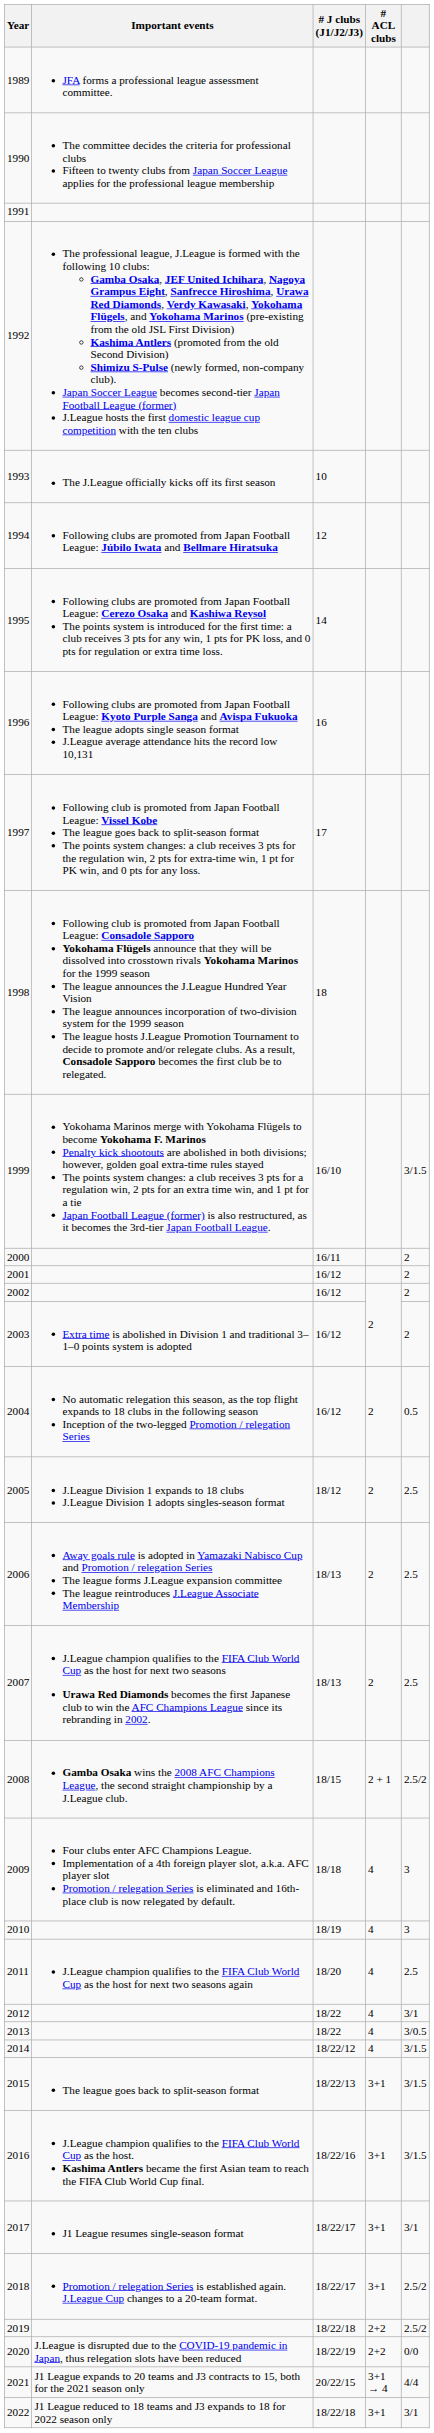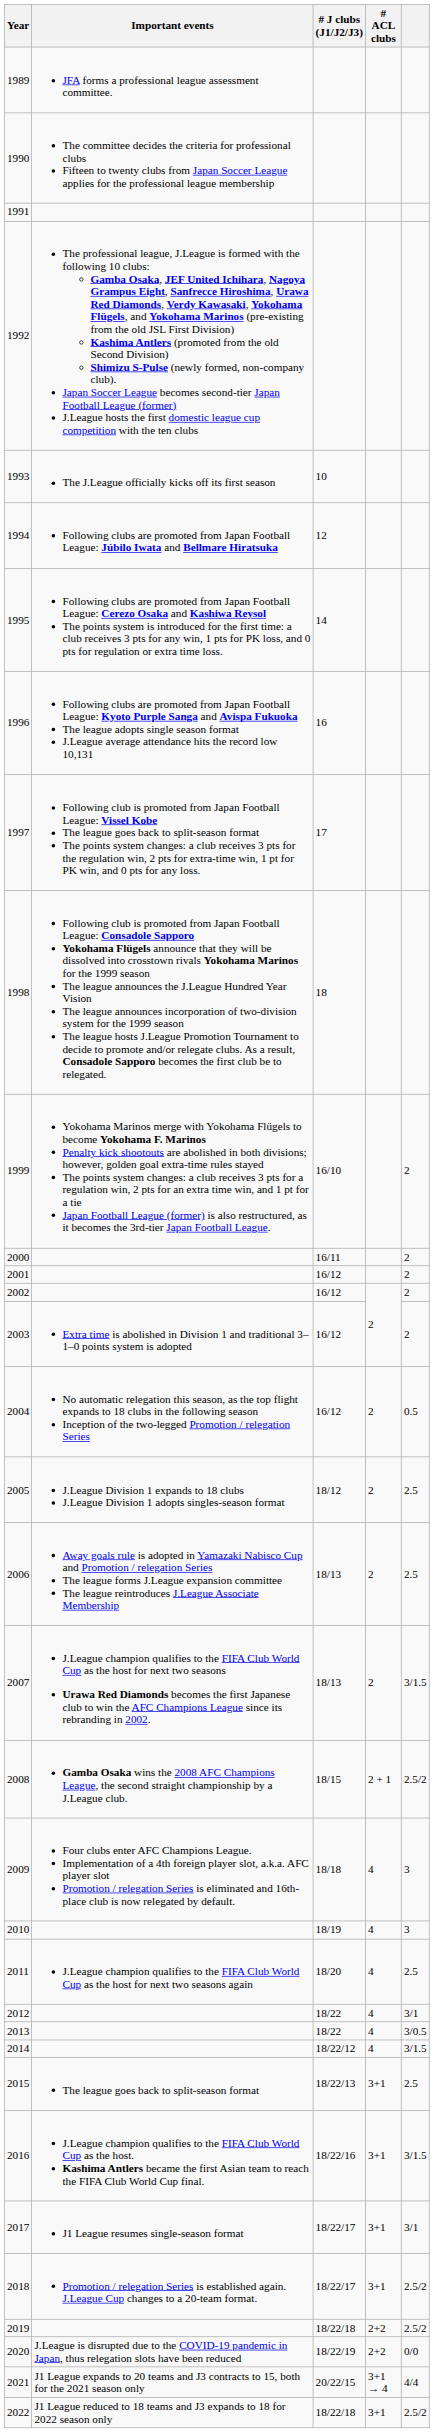(415, 1171) 3/1.5 -> (407, 1171) 2
(411, 1682) 2.5 -> (415, 1682) 3/1.5
(415, 2084) 3/1.5 -> (411, 2084) 2.5
(411, 2412) 3/1 -> (415, 2412) 2.5/2
